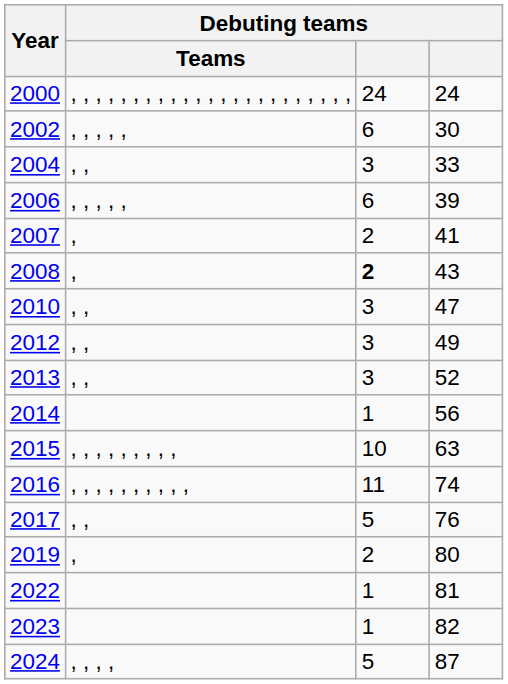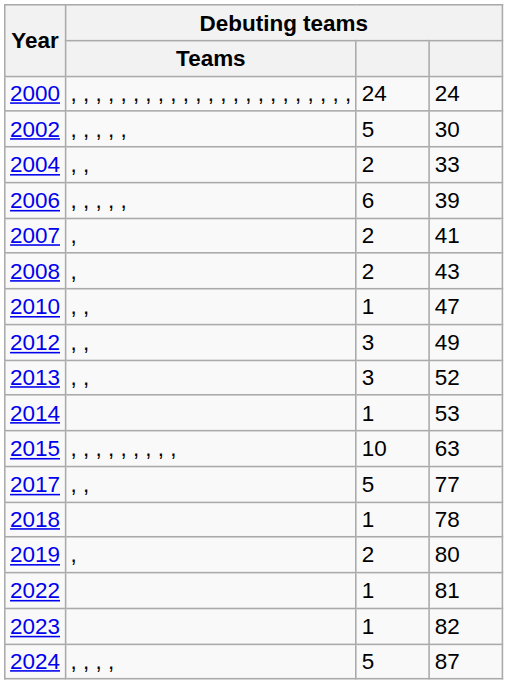(368, 129) 6 -> (368, 129) 5
(368, 165) 3 -> (368, 165) 2
(368, 271) bold -> (368, 271) normal
(368, 307) 3 -> (368, 307) 1
(447, 413) 56 -> (447, 413) 53
- row: (35, 484)
(447, 520) 76 -> (447, 484) 77
+ row: (35, 520)
